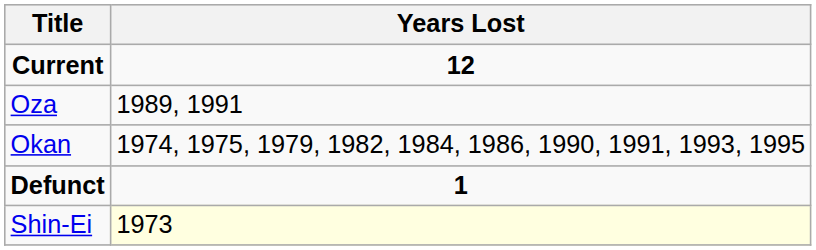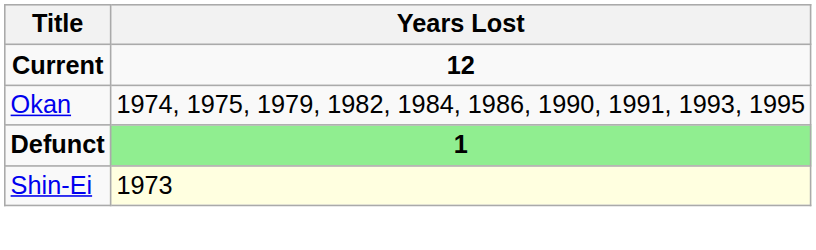- row: (34, 104)
(461, 184) no background -> (461, 144) lightgreen background
